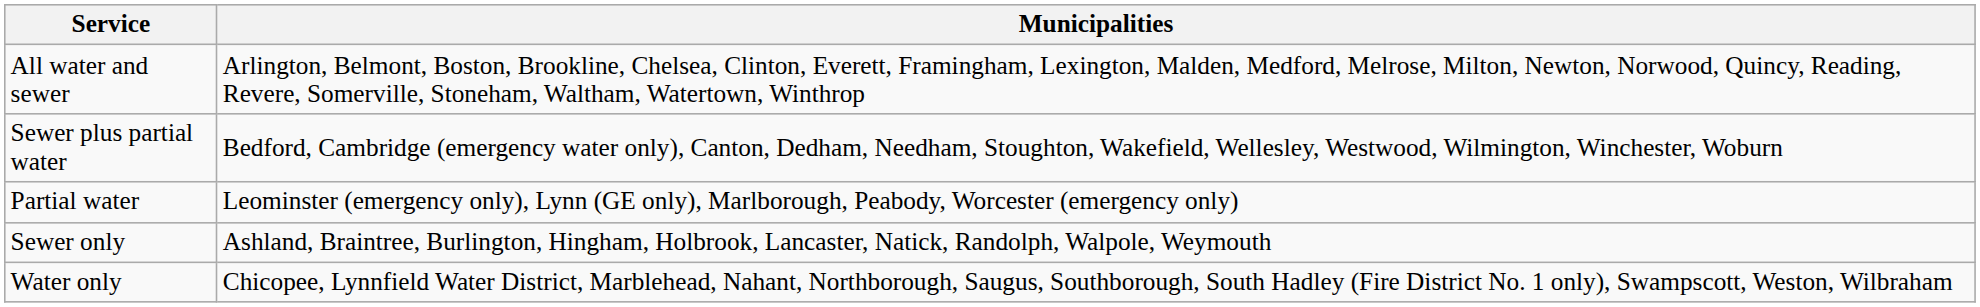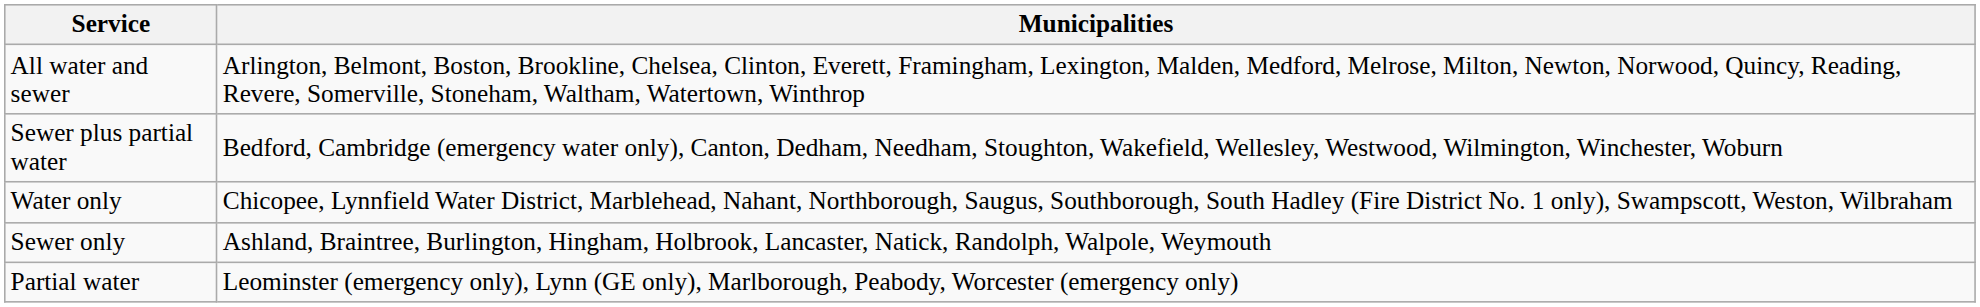rows swapped: (66, 281) <-> (75, 201)
